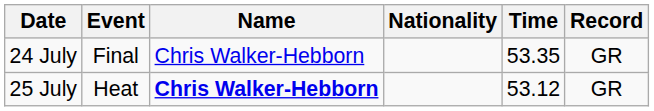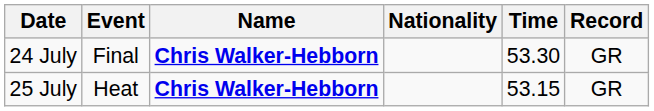(259, 55) normal -> (267, 55) bold
(533, 55) 53.35 -> (533, 55) 53.30
(533, 88) 53.12 -> (533, 88) 53.15
